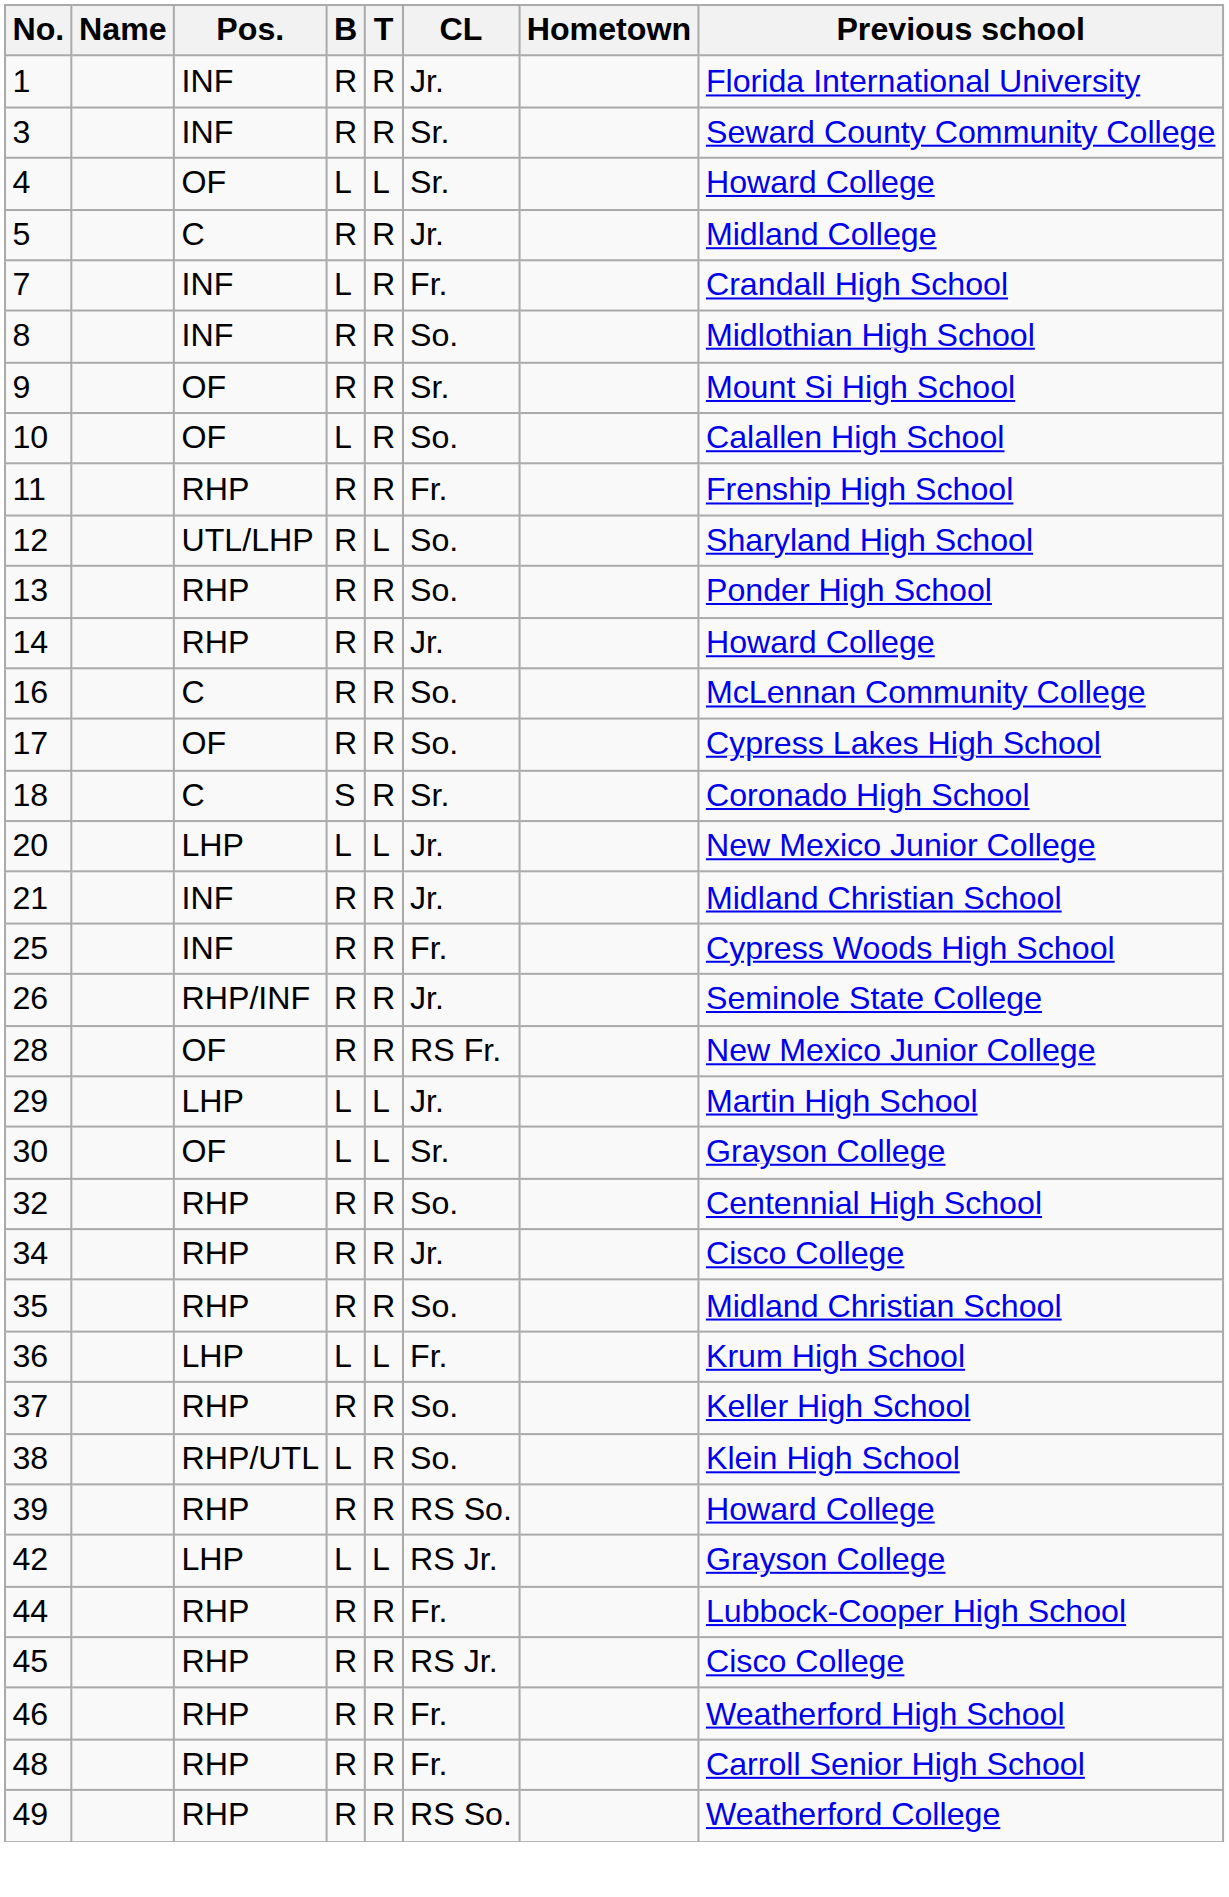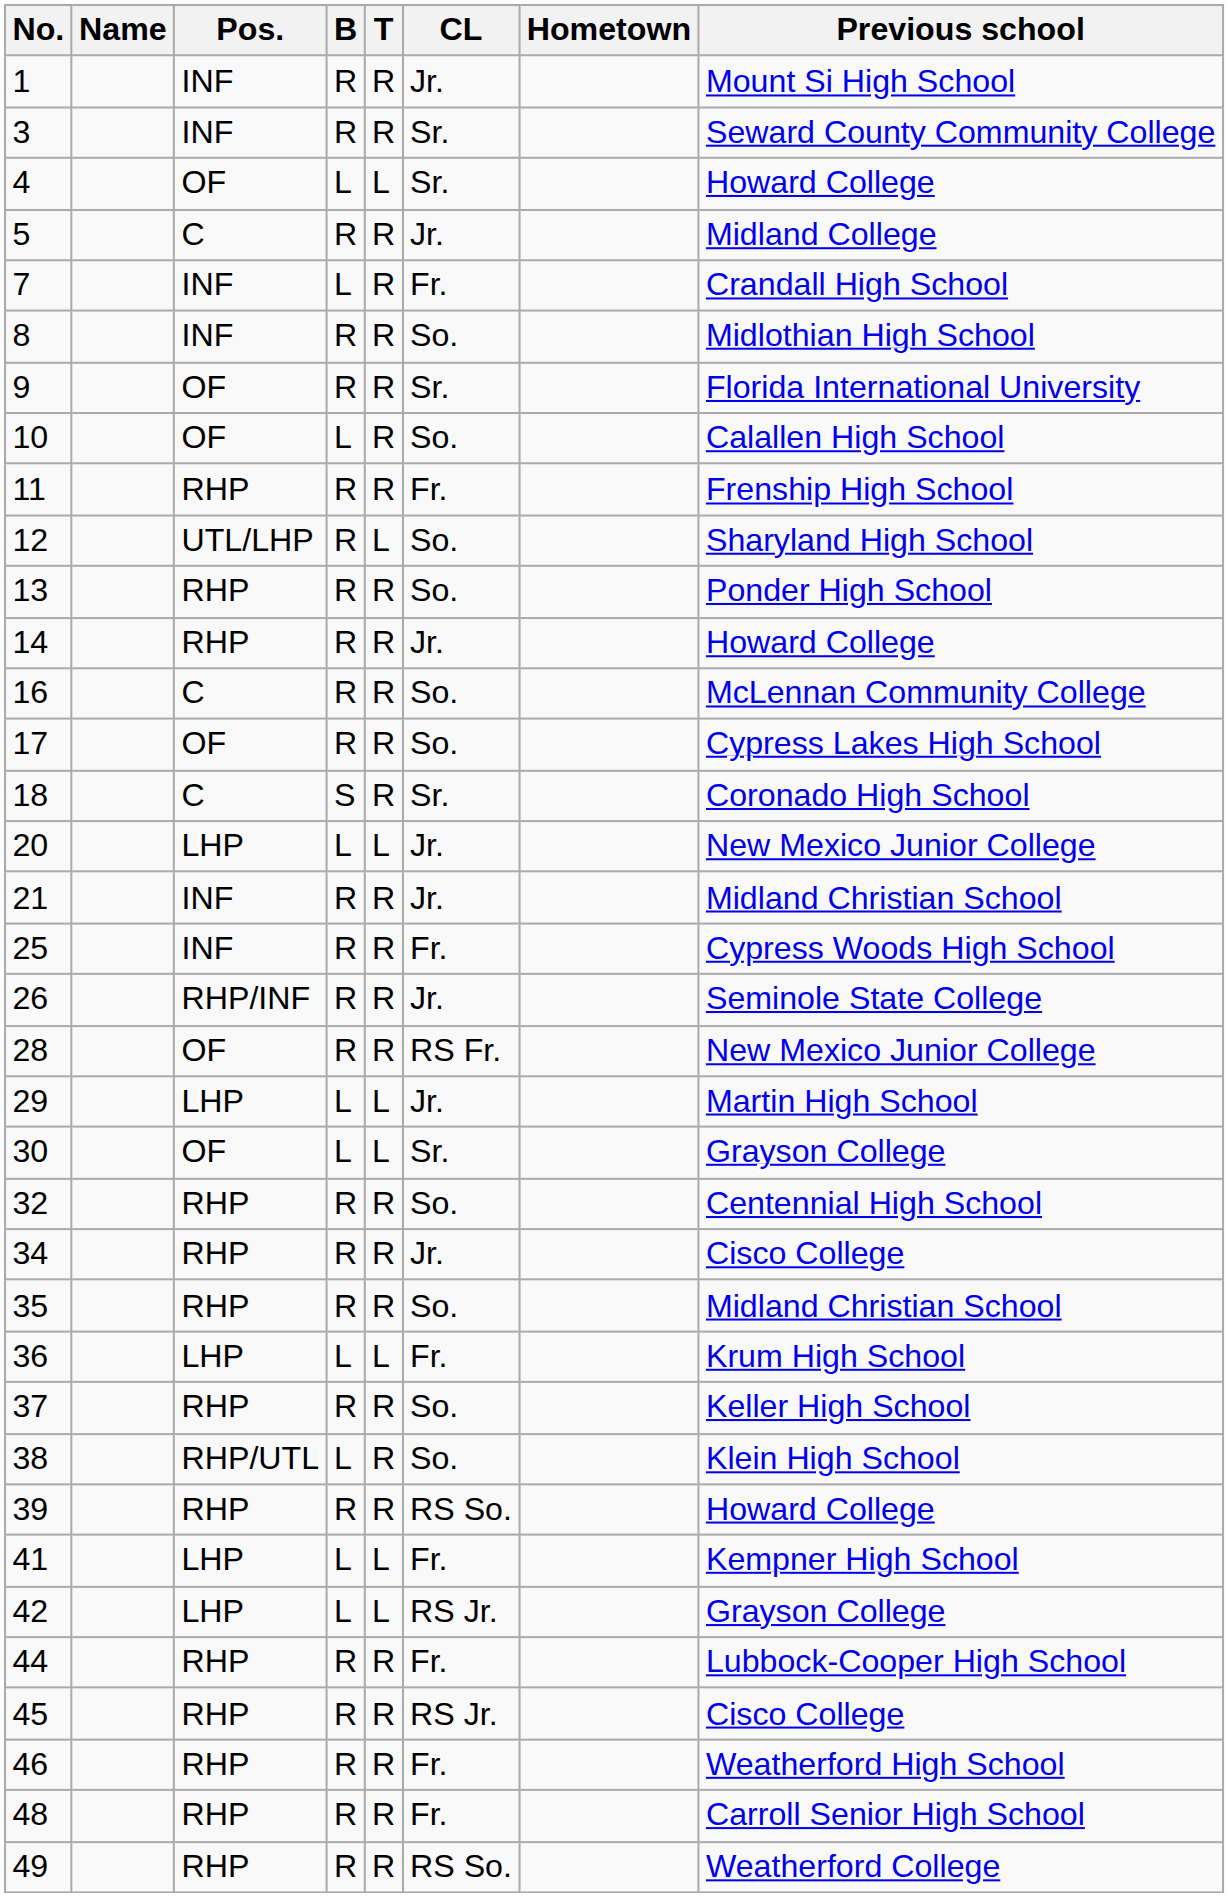(923, 81) Florida International University -> (861, 81) Mount Si High School
(861, 387) Mount Si High School -> (923, 387) Florida International University
+ row: (30, 1560)
